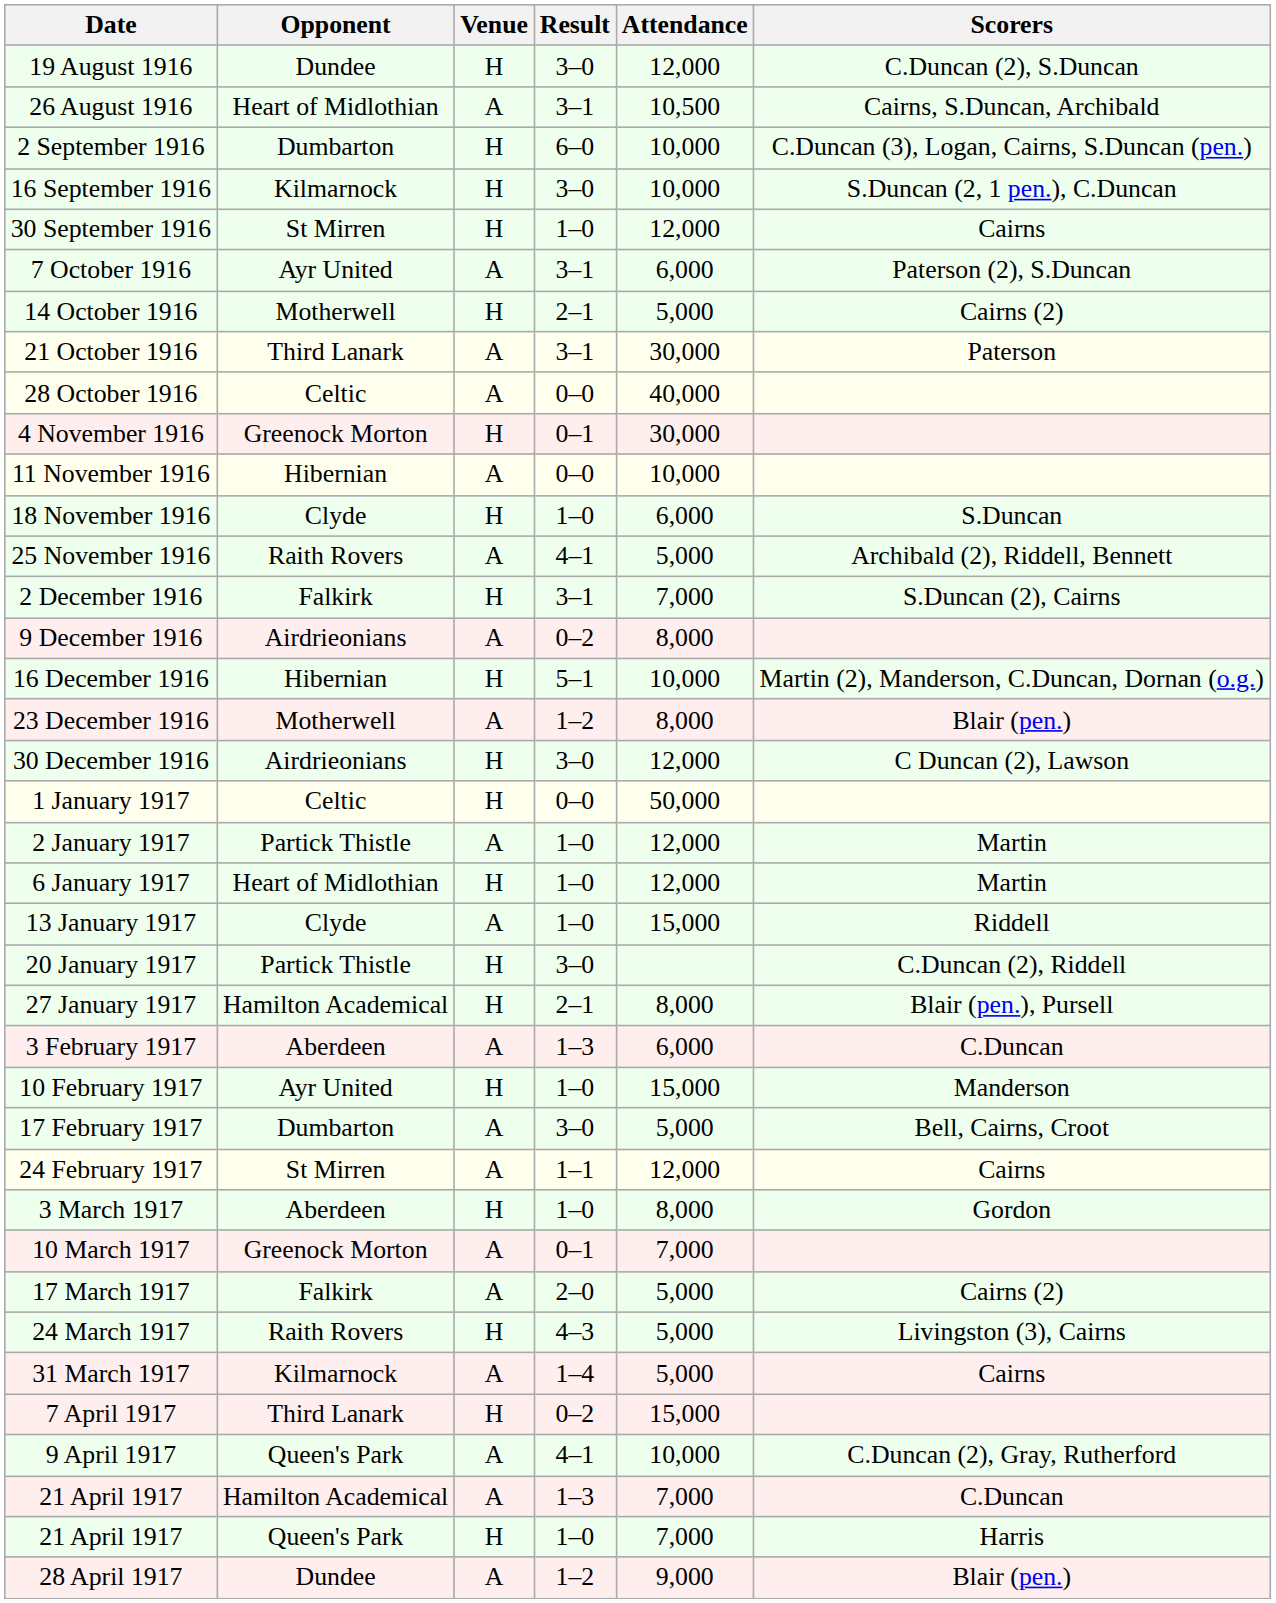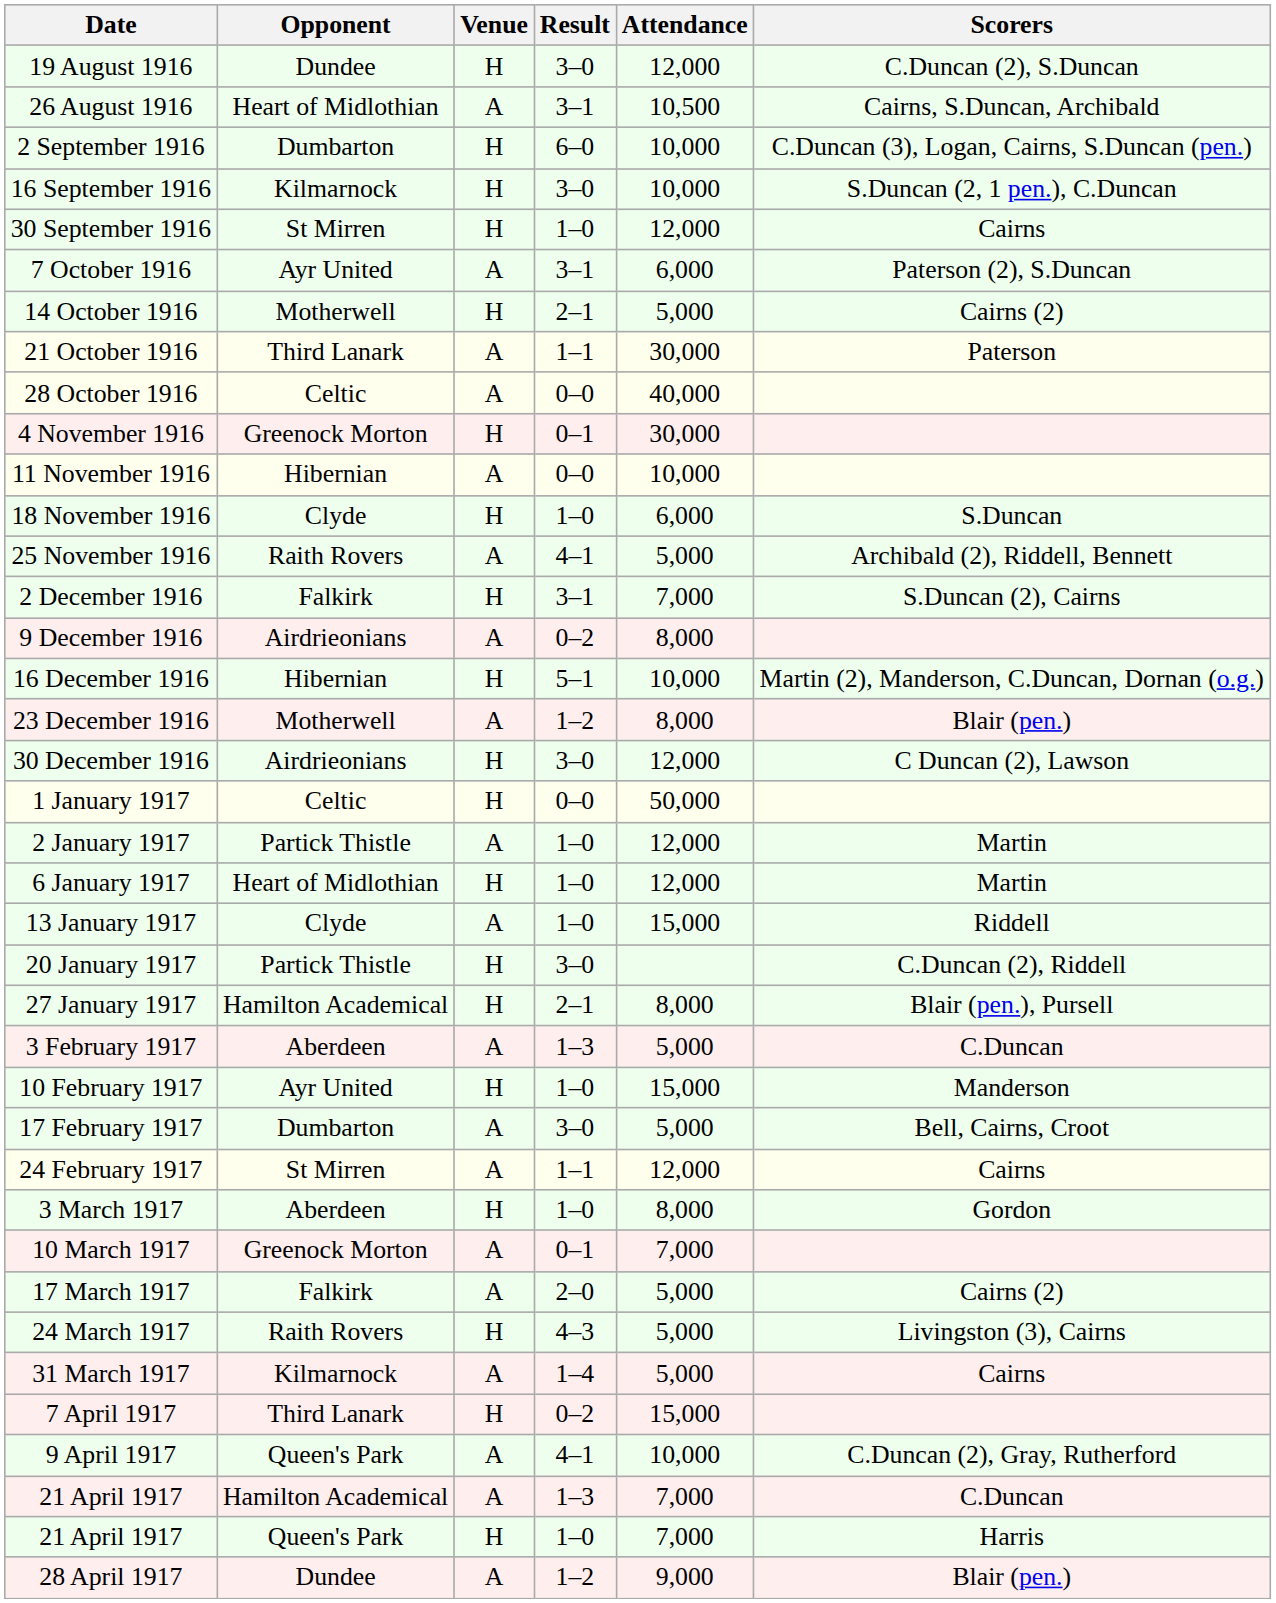(575, 351) 3–1 -> (575, 351) 1–1
(685, 1046) 6,000 -> (685, 1046) 5,000
